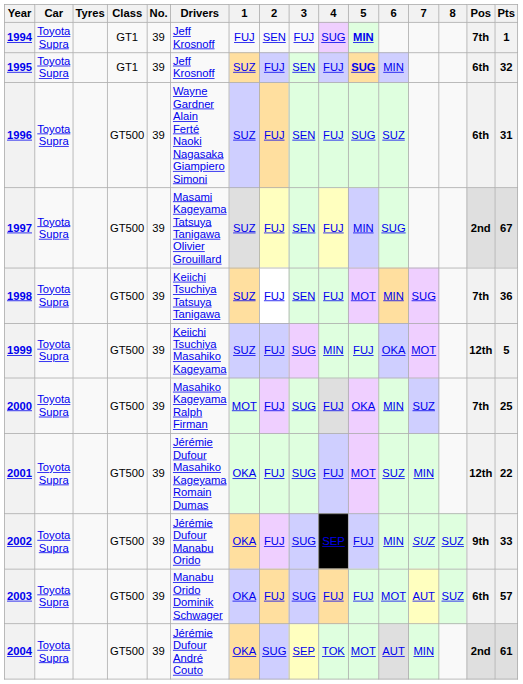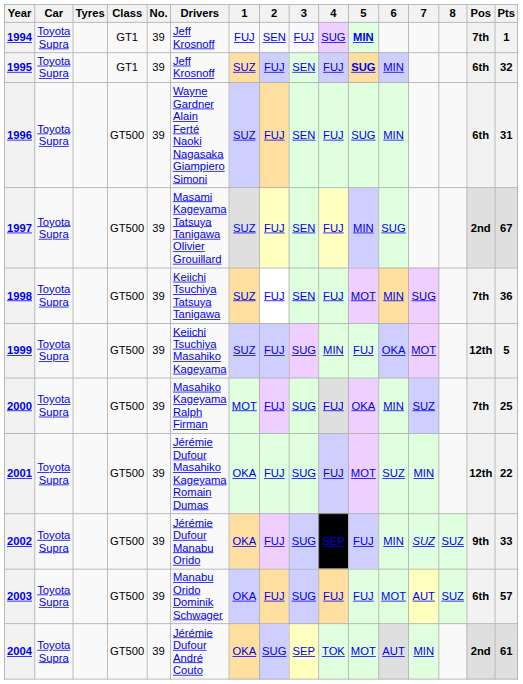(394, 136) SUZ -> (394, 136) MIN
